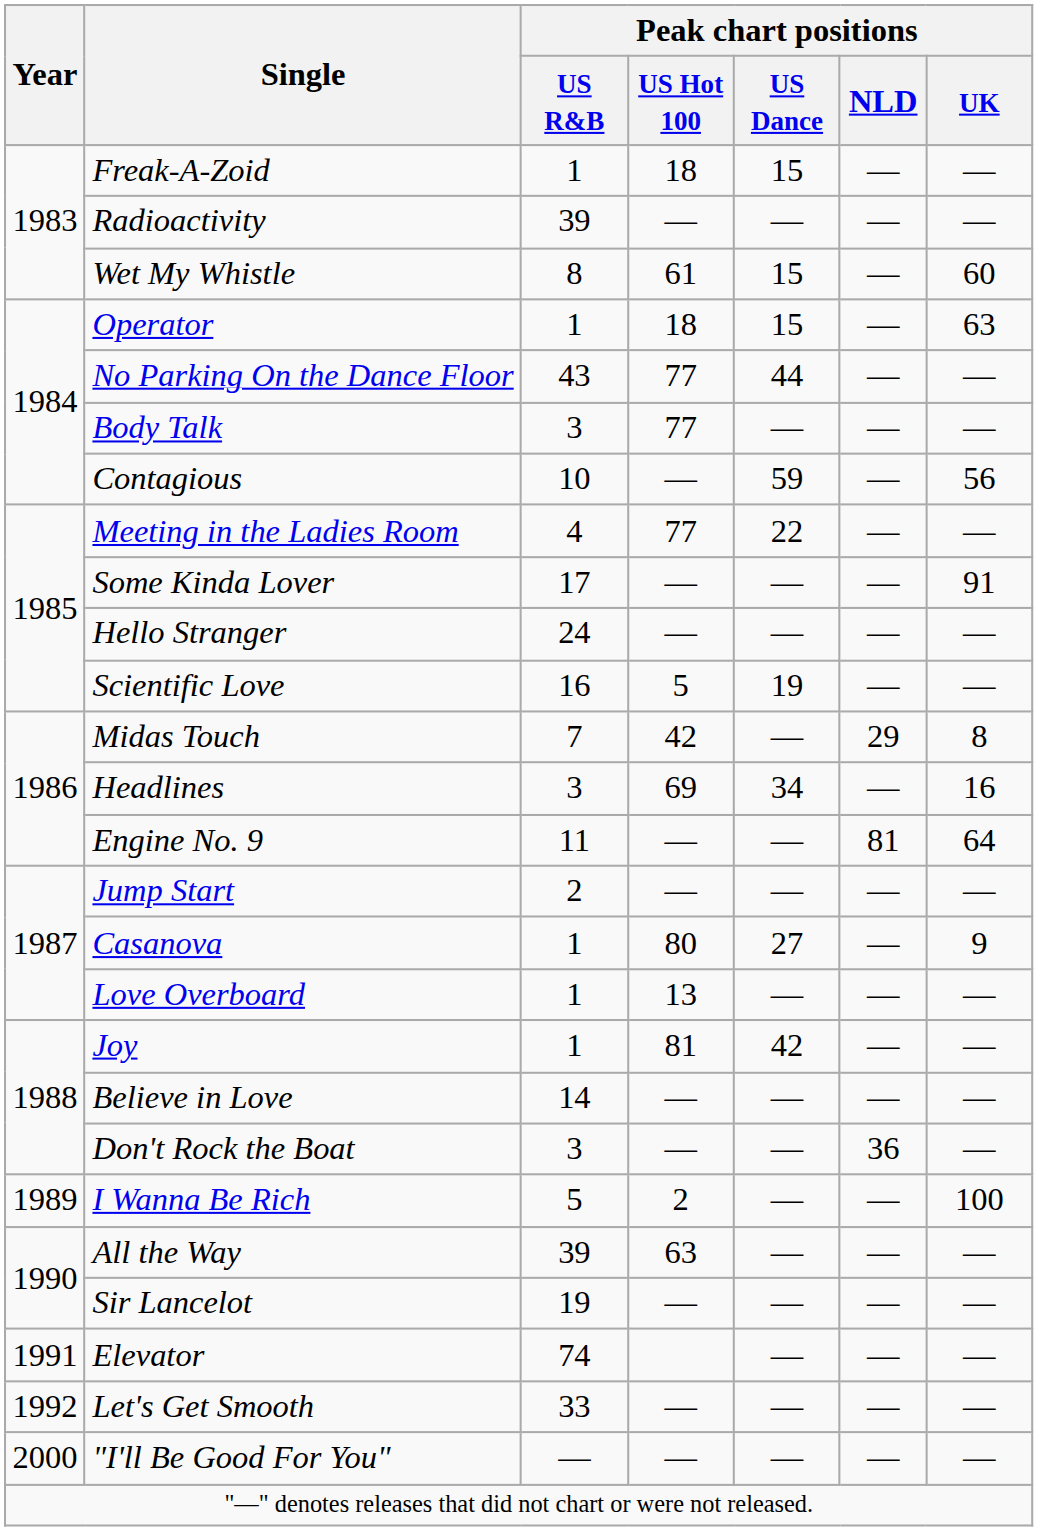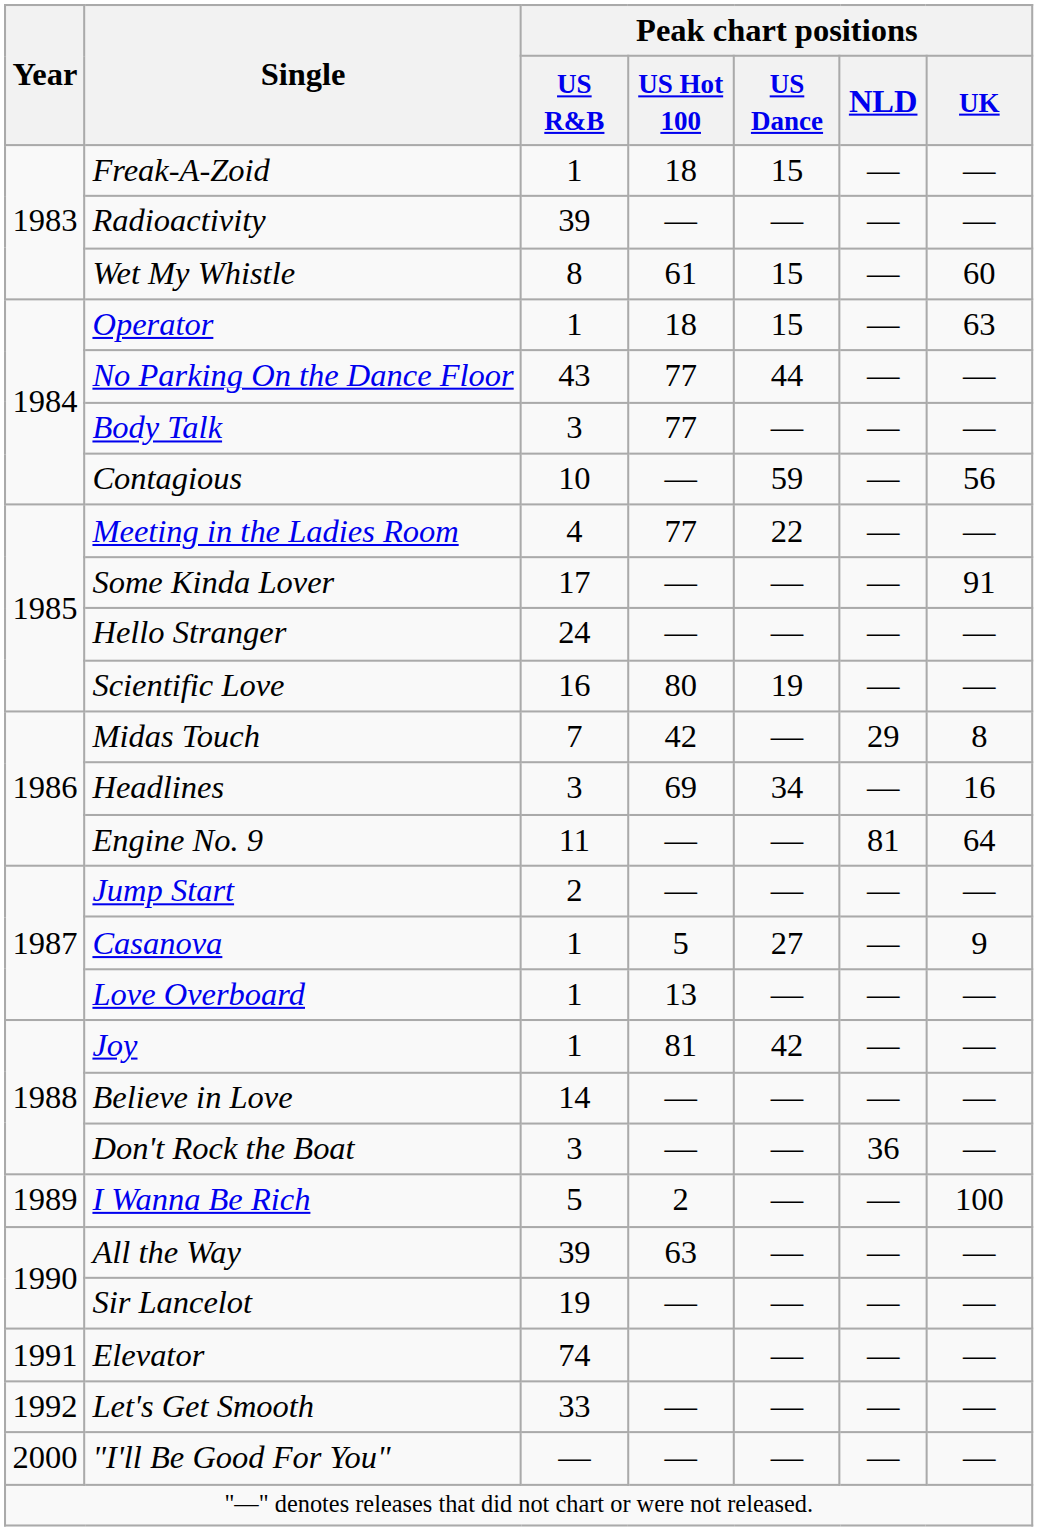(681, 684) 5 -> (681, 684) 80
(681, 942) 80 -> (681, 942) 5
